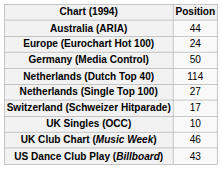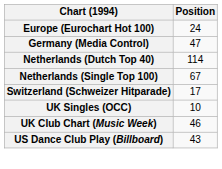- row: (89, 28)
(195, 60) 50 -> (195, 44) 47
(195, 92) 27 -> (195, 76) 67
